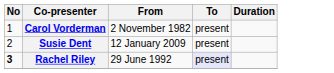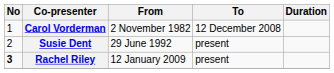(212, 28) present -> (238, 28) 12 December 2008
(148, 44) 12 January 2009 -> (141, 44) 29 June 1992
(141, 60) 29 June 1992 -> (148, 60) 12 January 2009
(212, 60) lavender background -> (212, 60) no background
